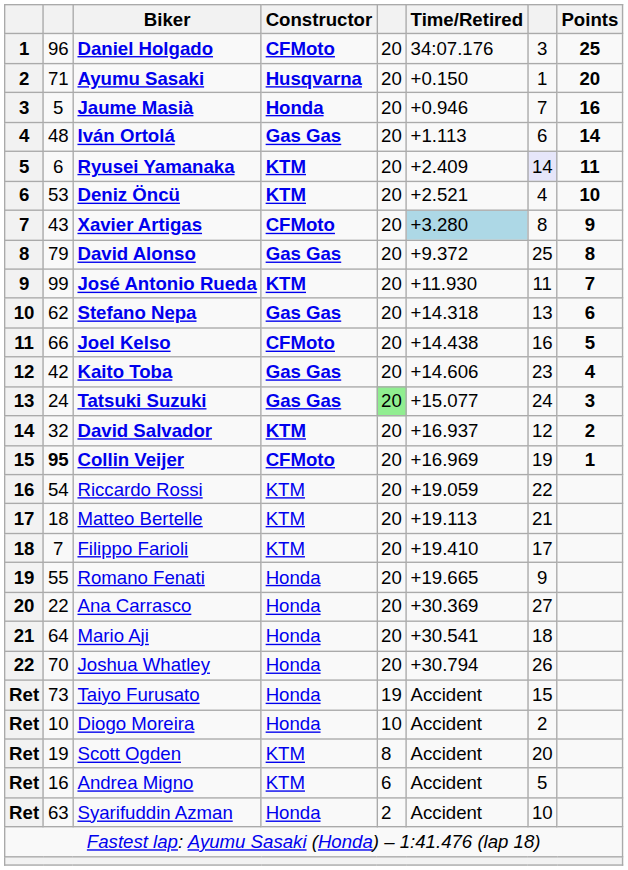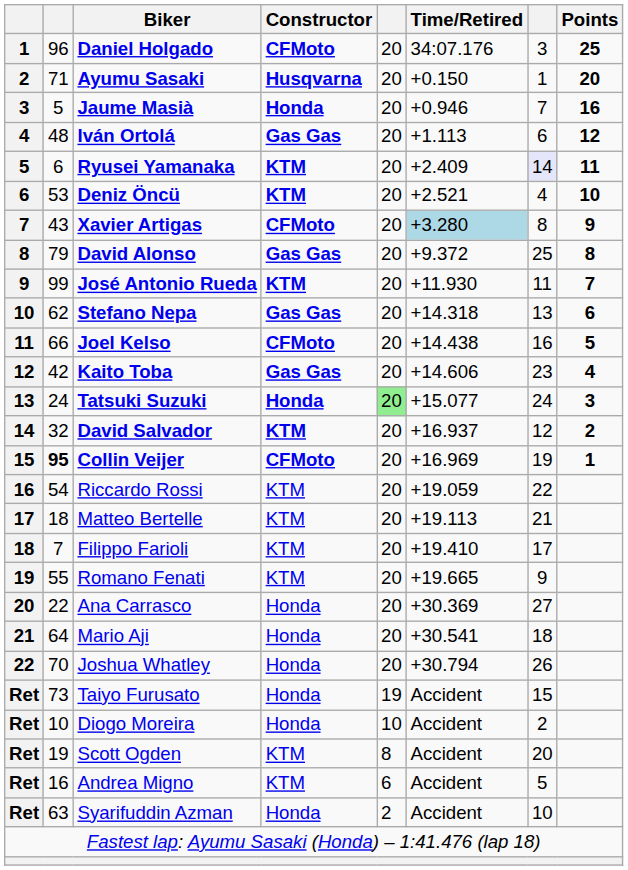(590, 136) 14 -> (590, 136) 12
(303, 401) Gas Gas -> (295, 401) Honda
(293, 577) Honda -> (285, 577) KTM
